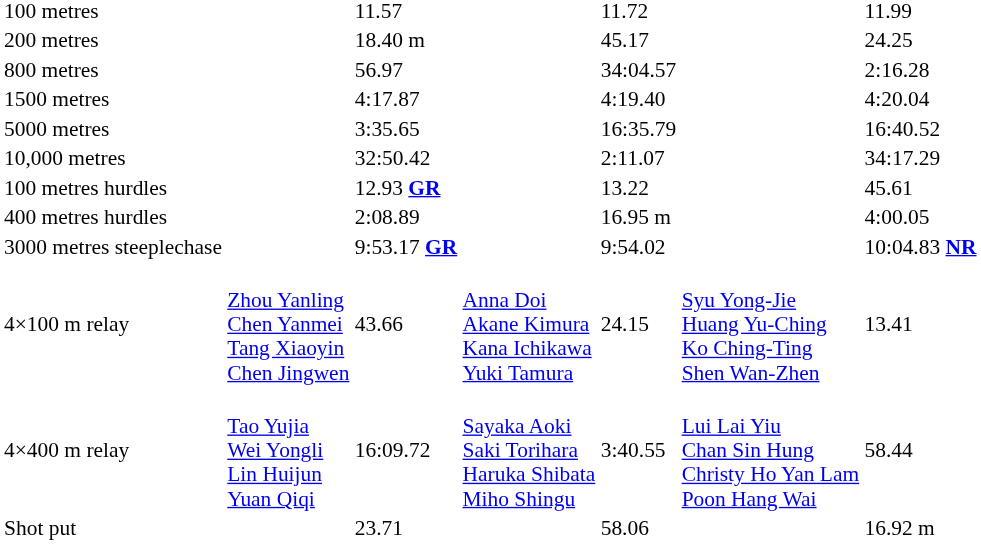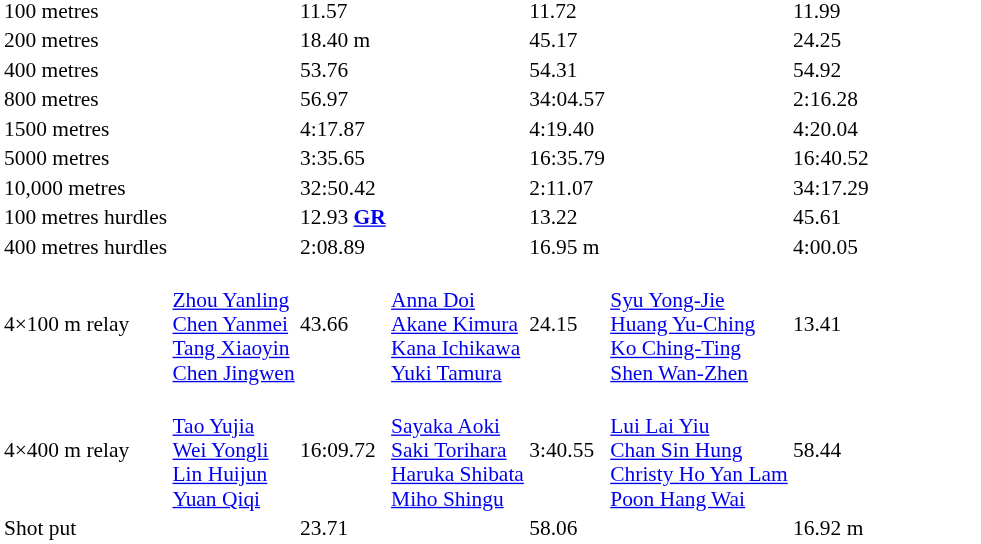+ row: (51, 69)
- row: (113, 246)
